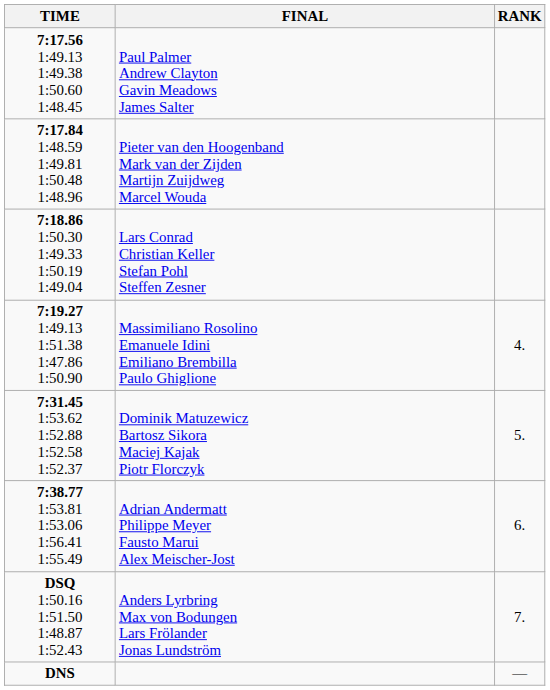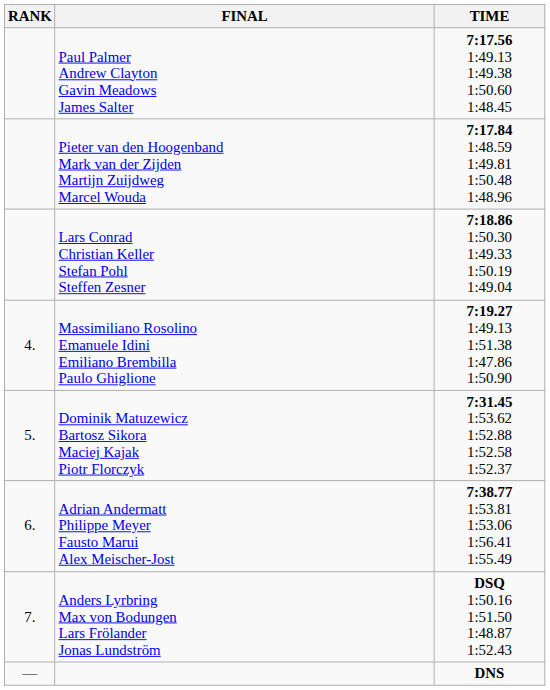columns swapped: (520, 16) <-> (60, 16)
